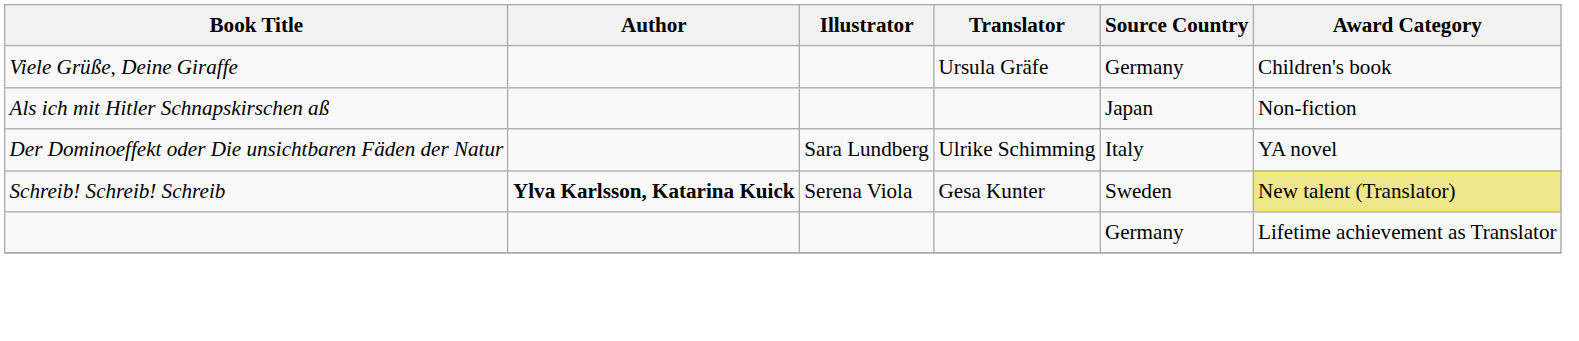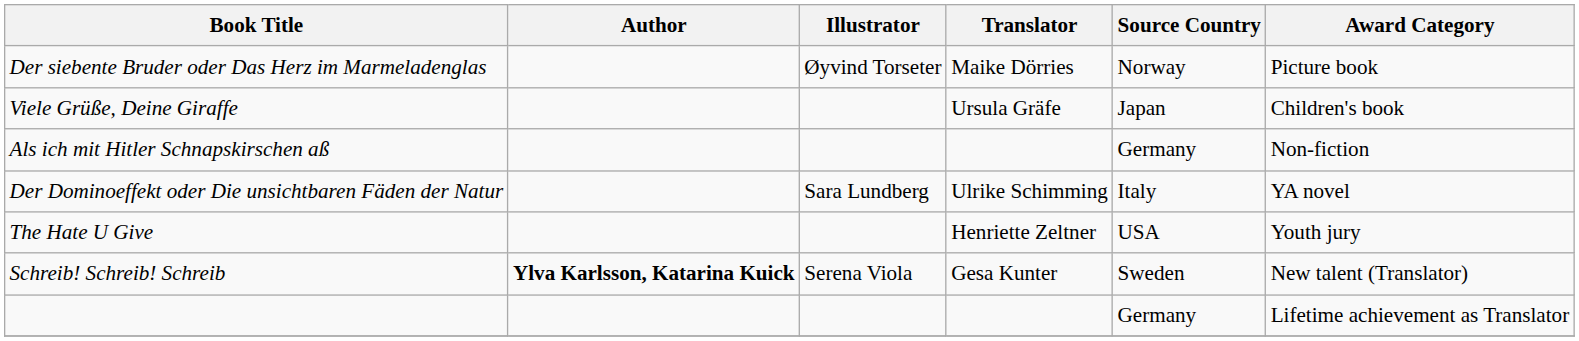+ row: (248, 66)
(1144, 66) Germany -> (1142, 108) Japan
(1129, 108) Japan -> (1157, 149) Germany
+ row: (81, 232)
(1357, 190) khaki background -> (1369, 273) no background
